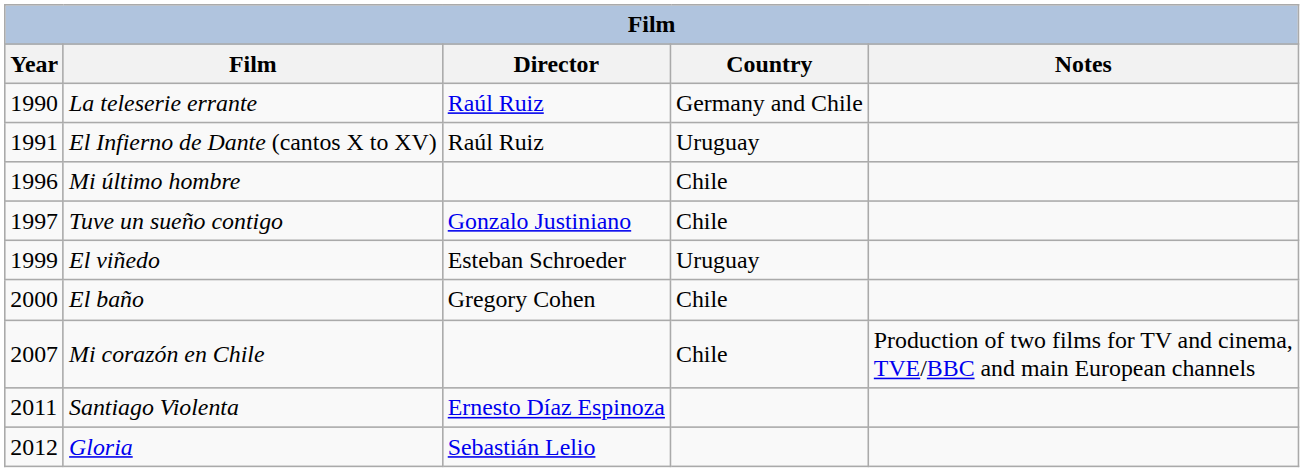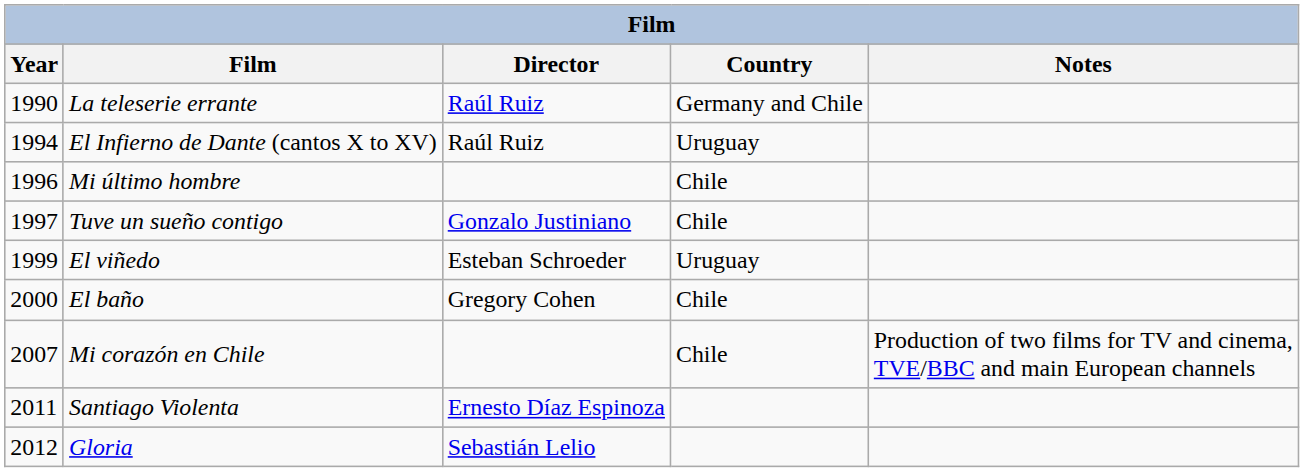(34, 142) 1991 -> (34, 142) 1994
